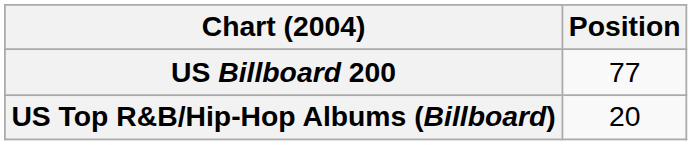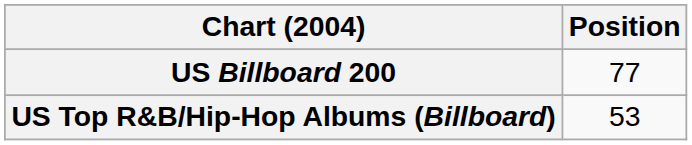(625, 116) 20 -> (625, 116) 53
